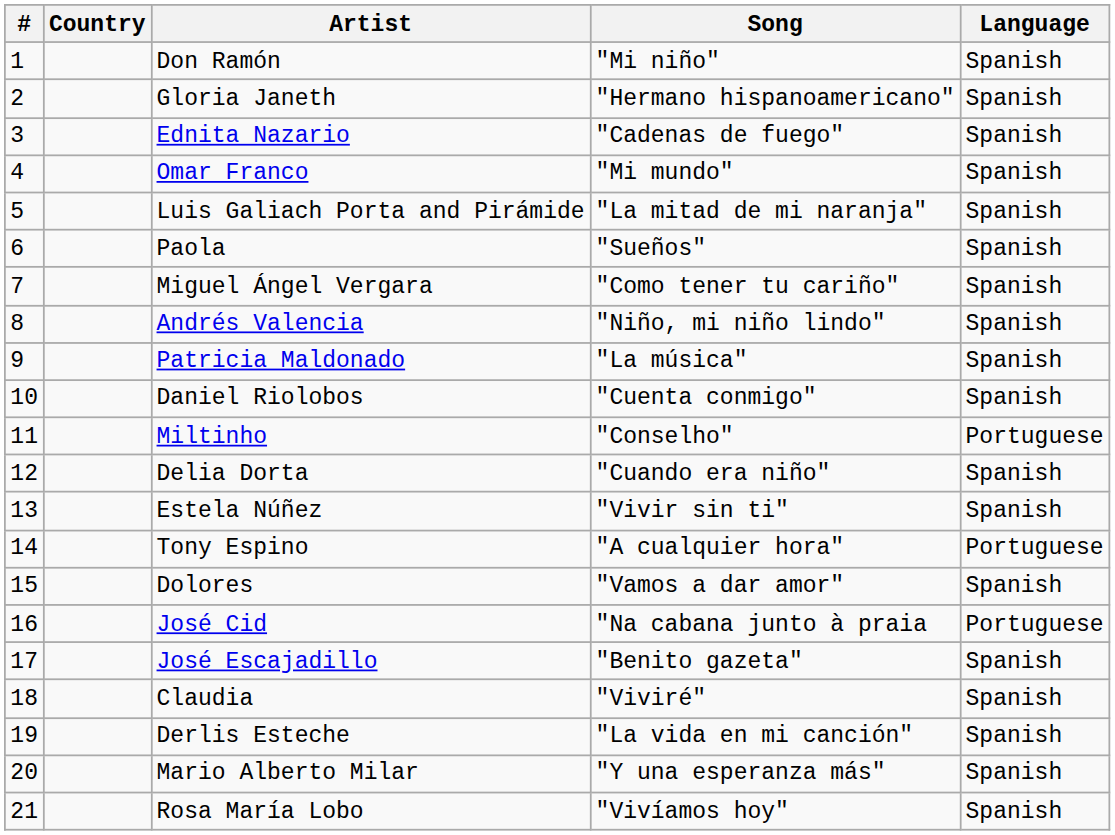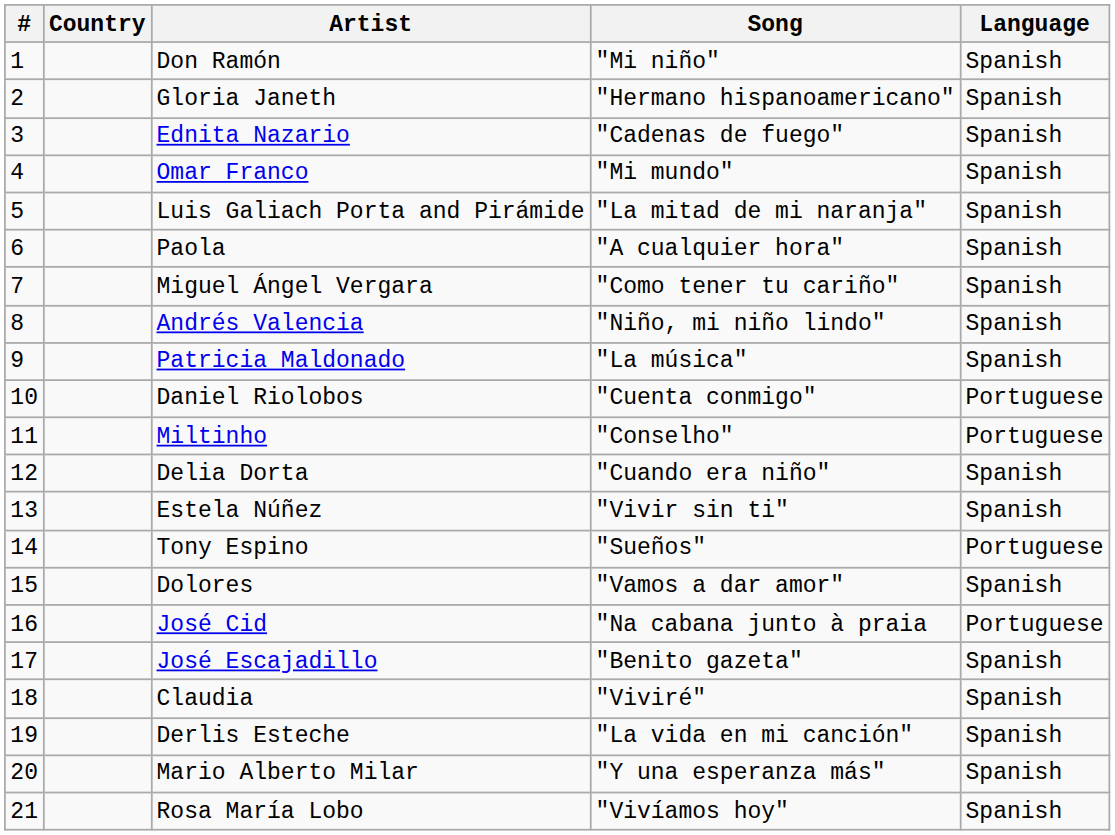(651, 249) "Sueños" -> (720, 249) "A cualquier hora"
(1014, 399) Spanish -> (1035, 399) Portuguese
(720, 549) "A cualquier hora" -> (651, 549) "Sueños"
